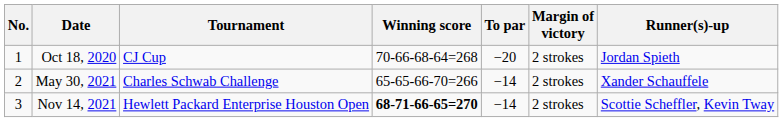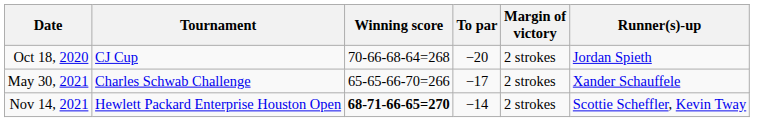- column: (18, 25)
(505, 81) −14 -> (477, 81) −17
